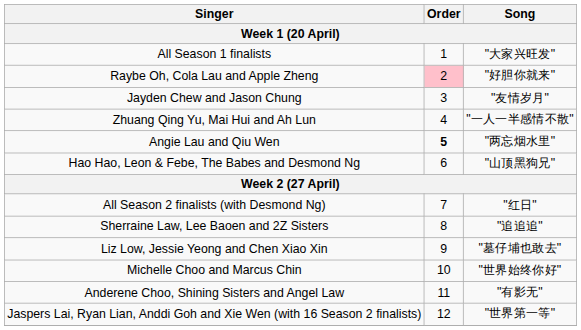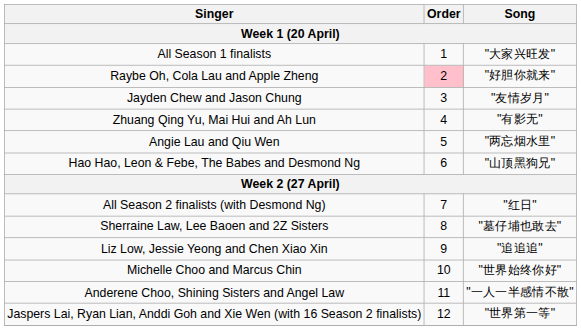(520, 119) "一人一半感情不散" -> (520, 119) "有影无"
(444, 141) bold -> (444, 141) normal
(520, 226) "追追追" -> (520, 226) "墓仔埔也敢去"
(520, 248) "墓仔埔也敢去" -> (520, 248) "追追追"
(520, 292) "有影无" -> (520, 292) "一人一半感情不散"
